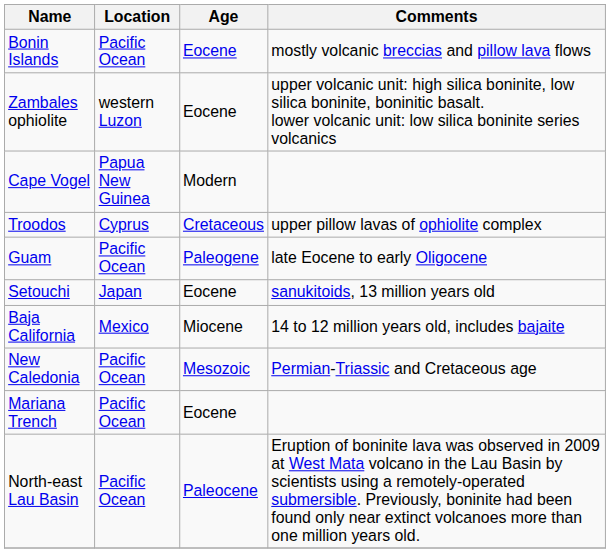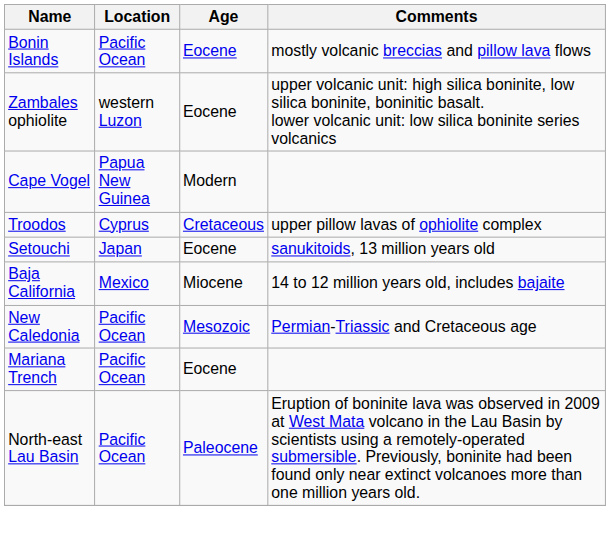- row: (30, 258)
